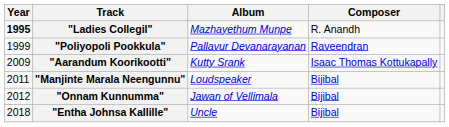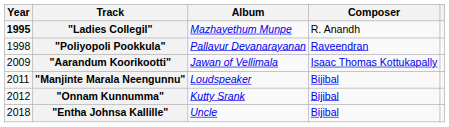(19, 46) 1999 -> (19, 46) 1998
(218, 63) Kutty Srank -> (234, 63) Jawan of Vellimala
(234, 96) Jawan of Vellimala -> (218, 96) Kutty Srank
